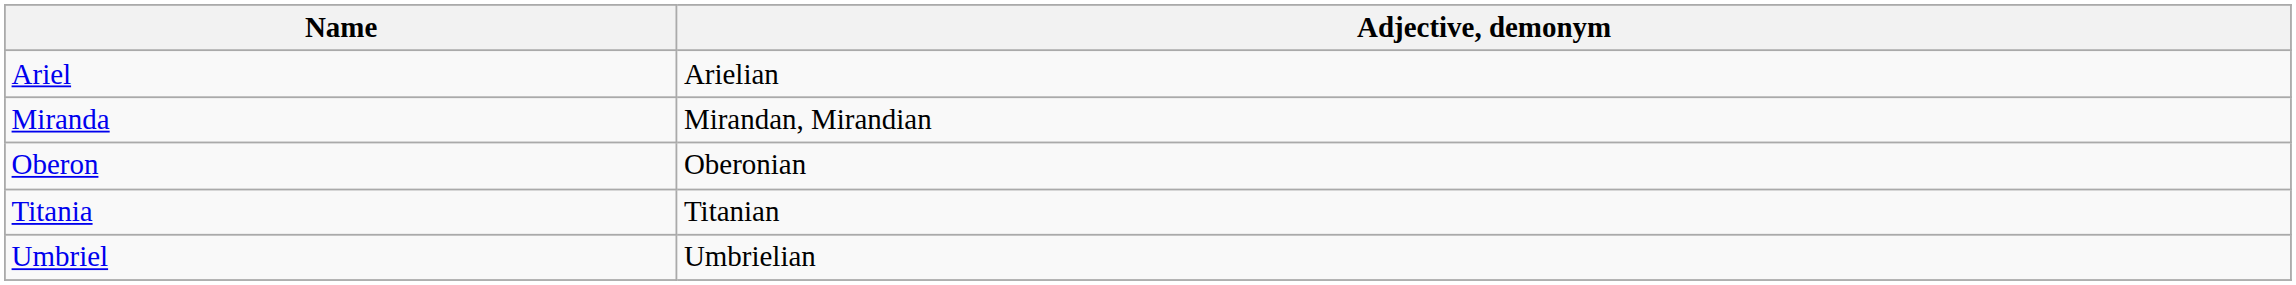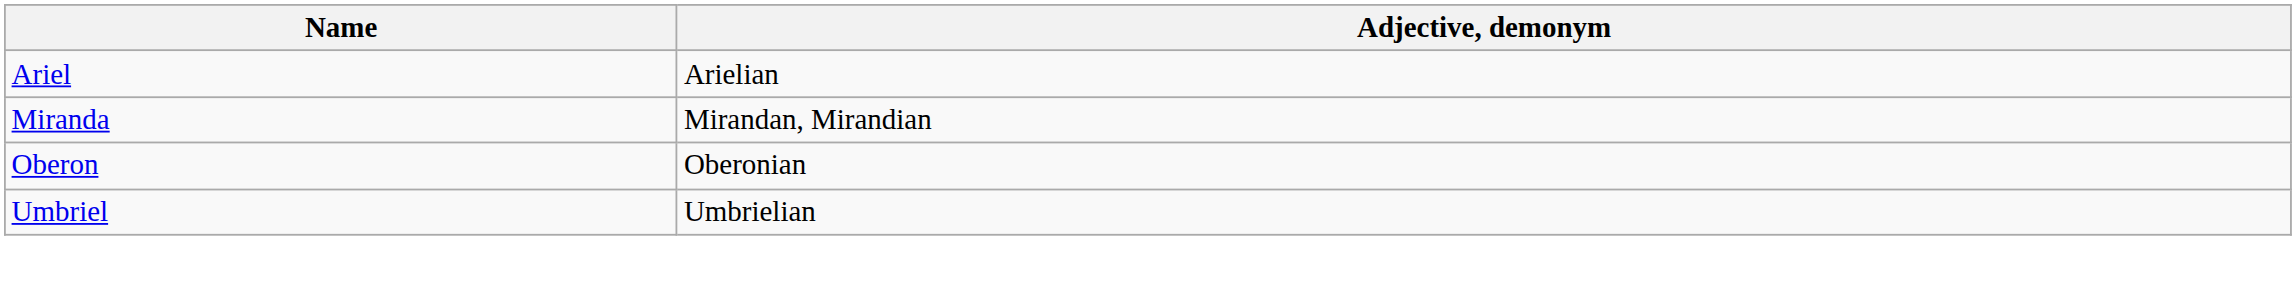- row: (52, 211)
